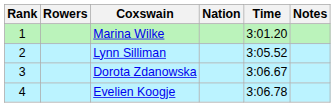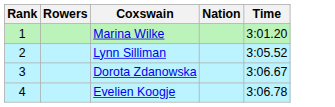- column: (310, 14)
